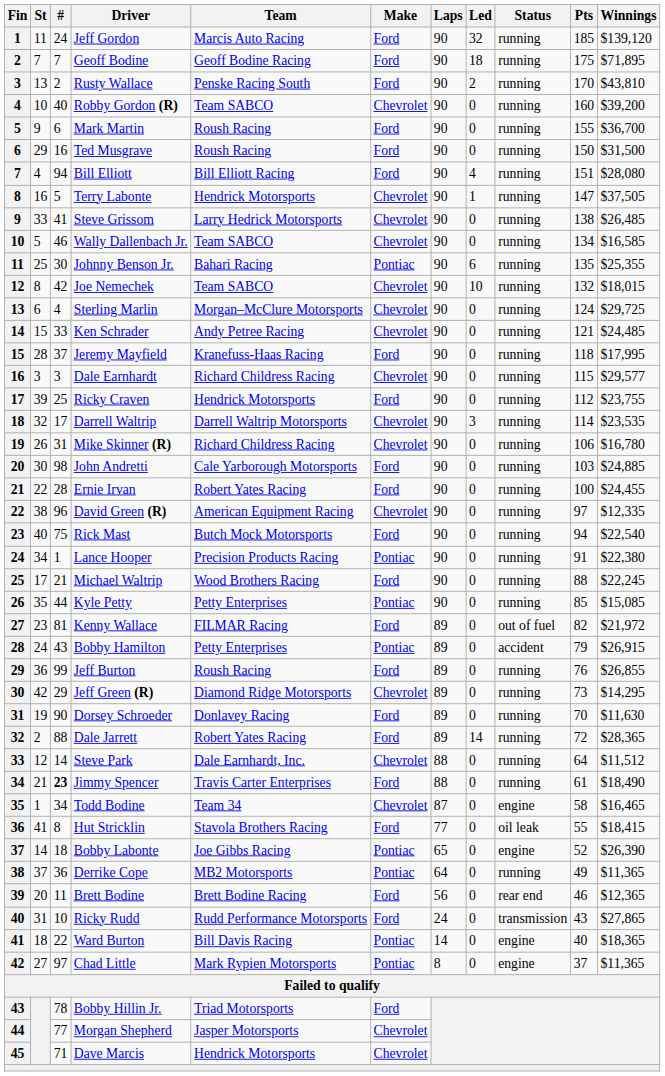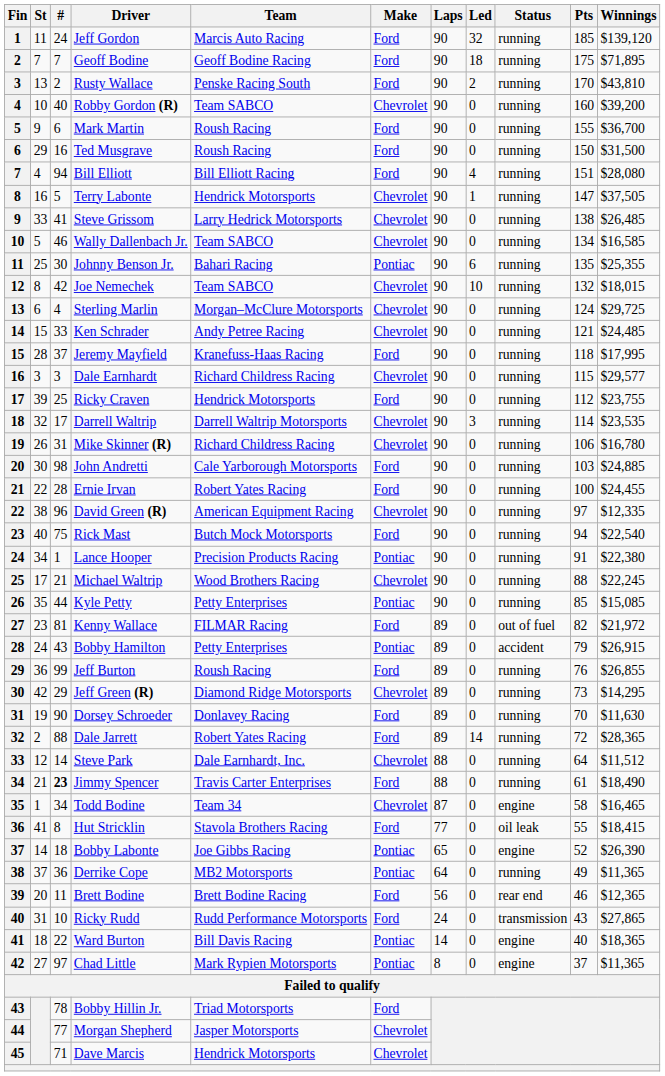(386, 579) Ford -> (400, 579) Chevrolet
